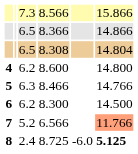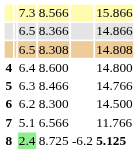(114, 49) 14.804 -> (114, 49) 14.808
(27, 67) 6.2 -> (27, 67) 6.4
(27, 122) 5.2 -> (27, 122) 5.1
(114, 122) lightsalmon background -> (114, 122) no background
(27, 140) no background -> (27, 140) lightgreen background
(82, 140) -6.0 -> (82, 140) -6.2
